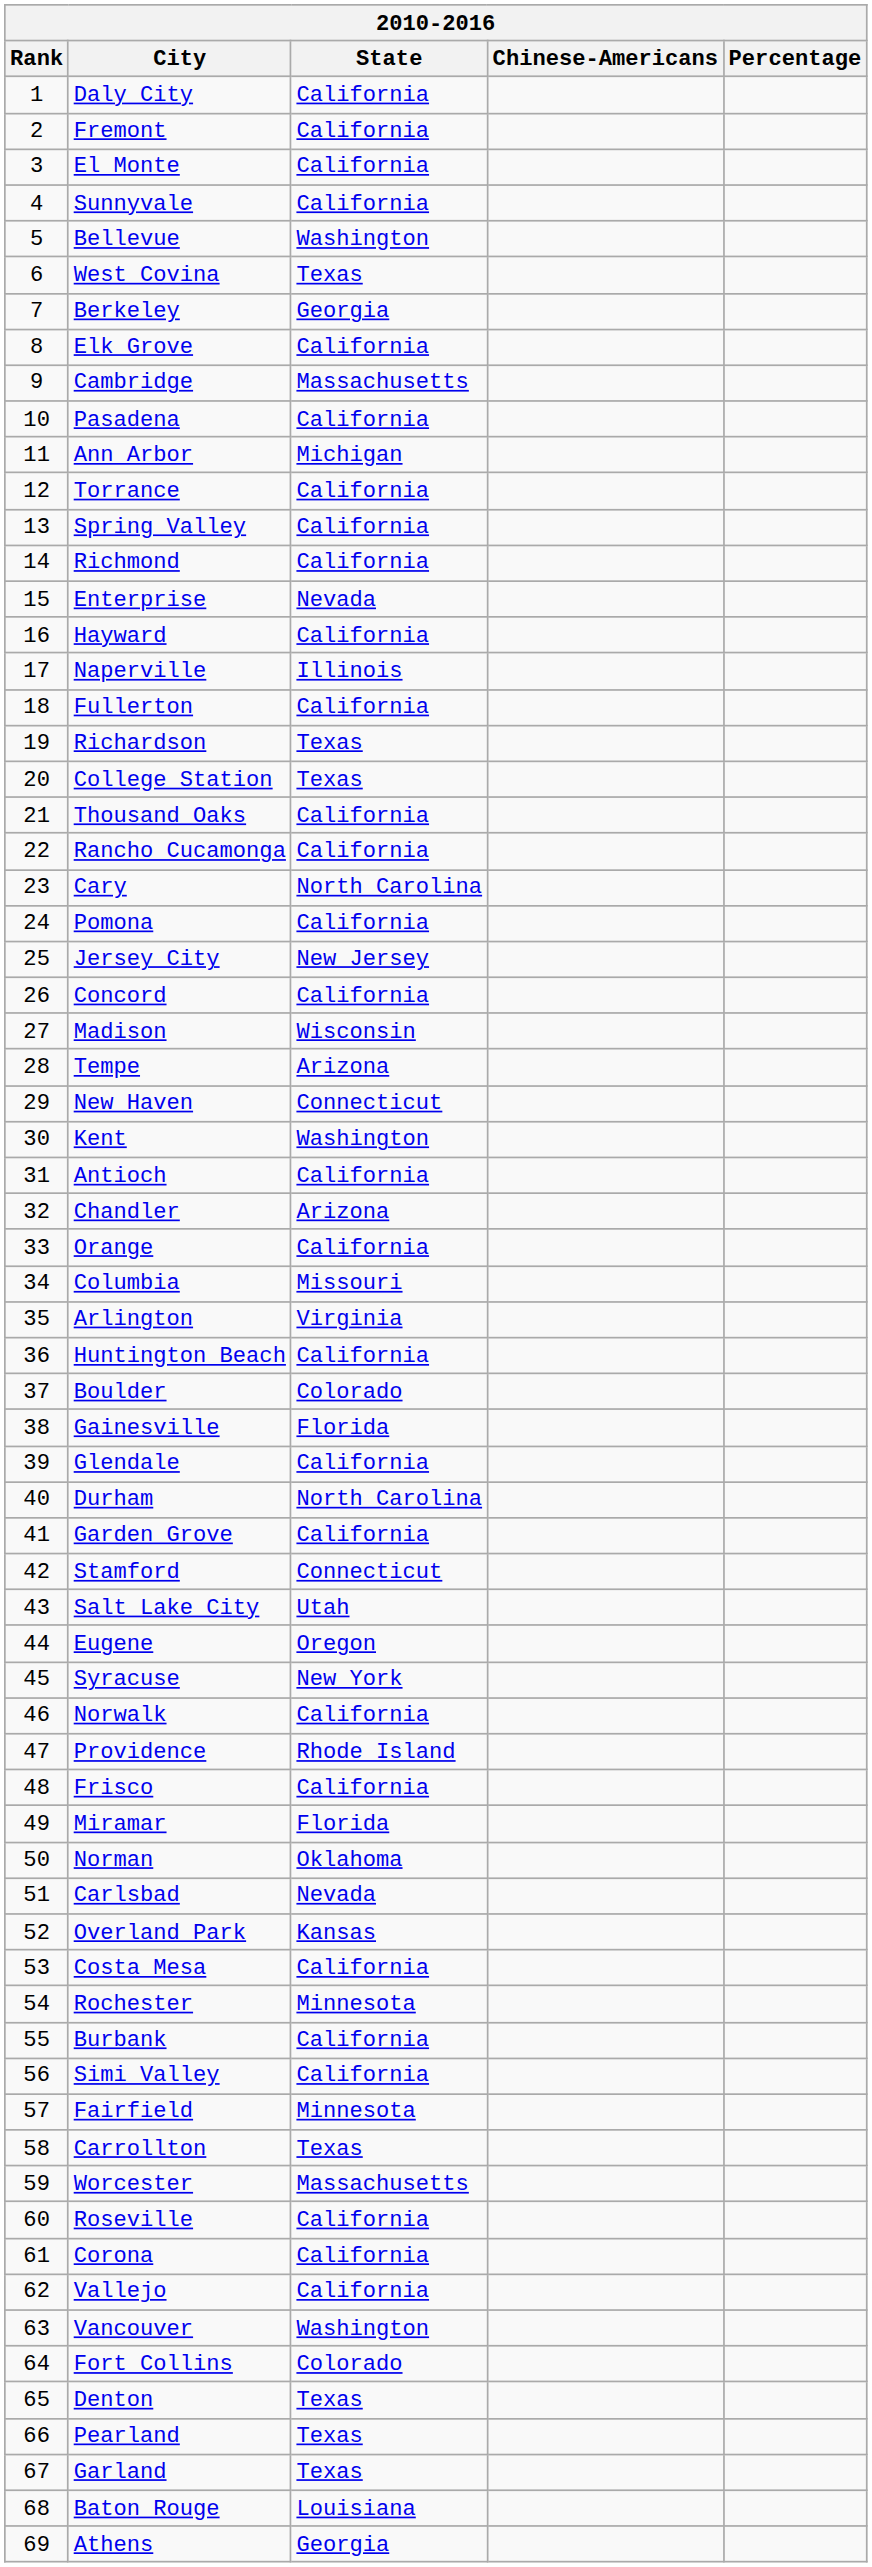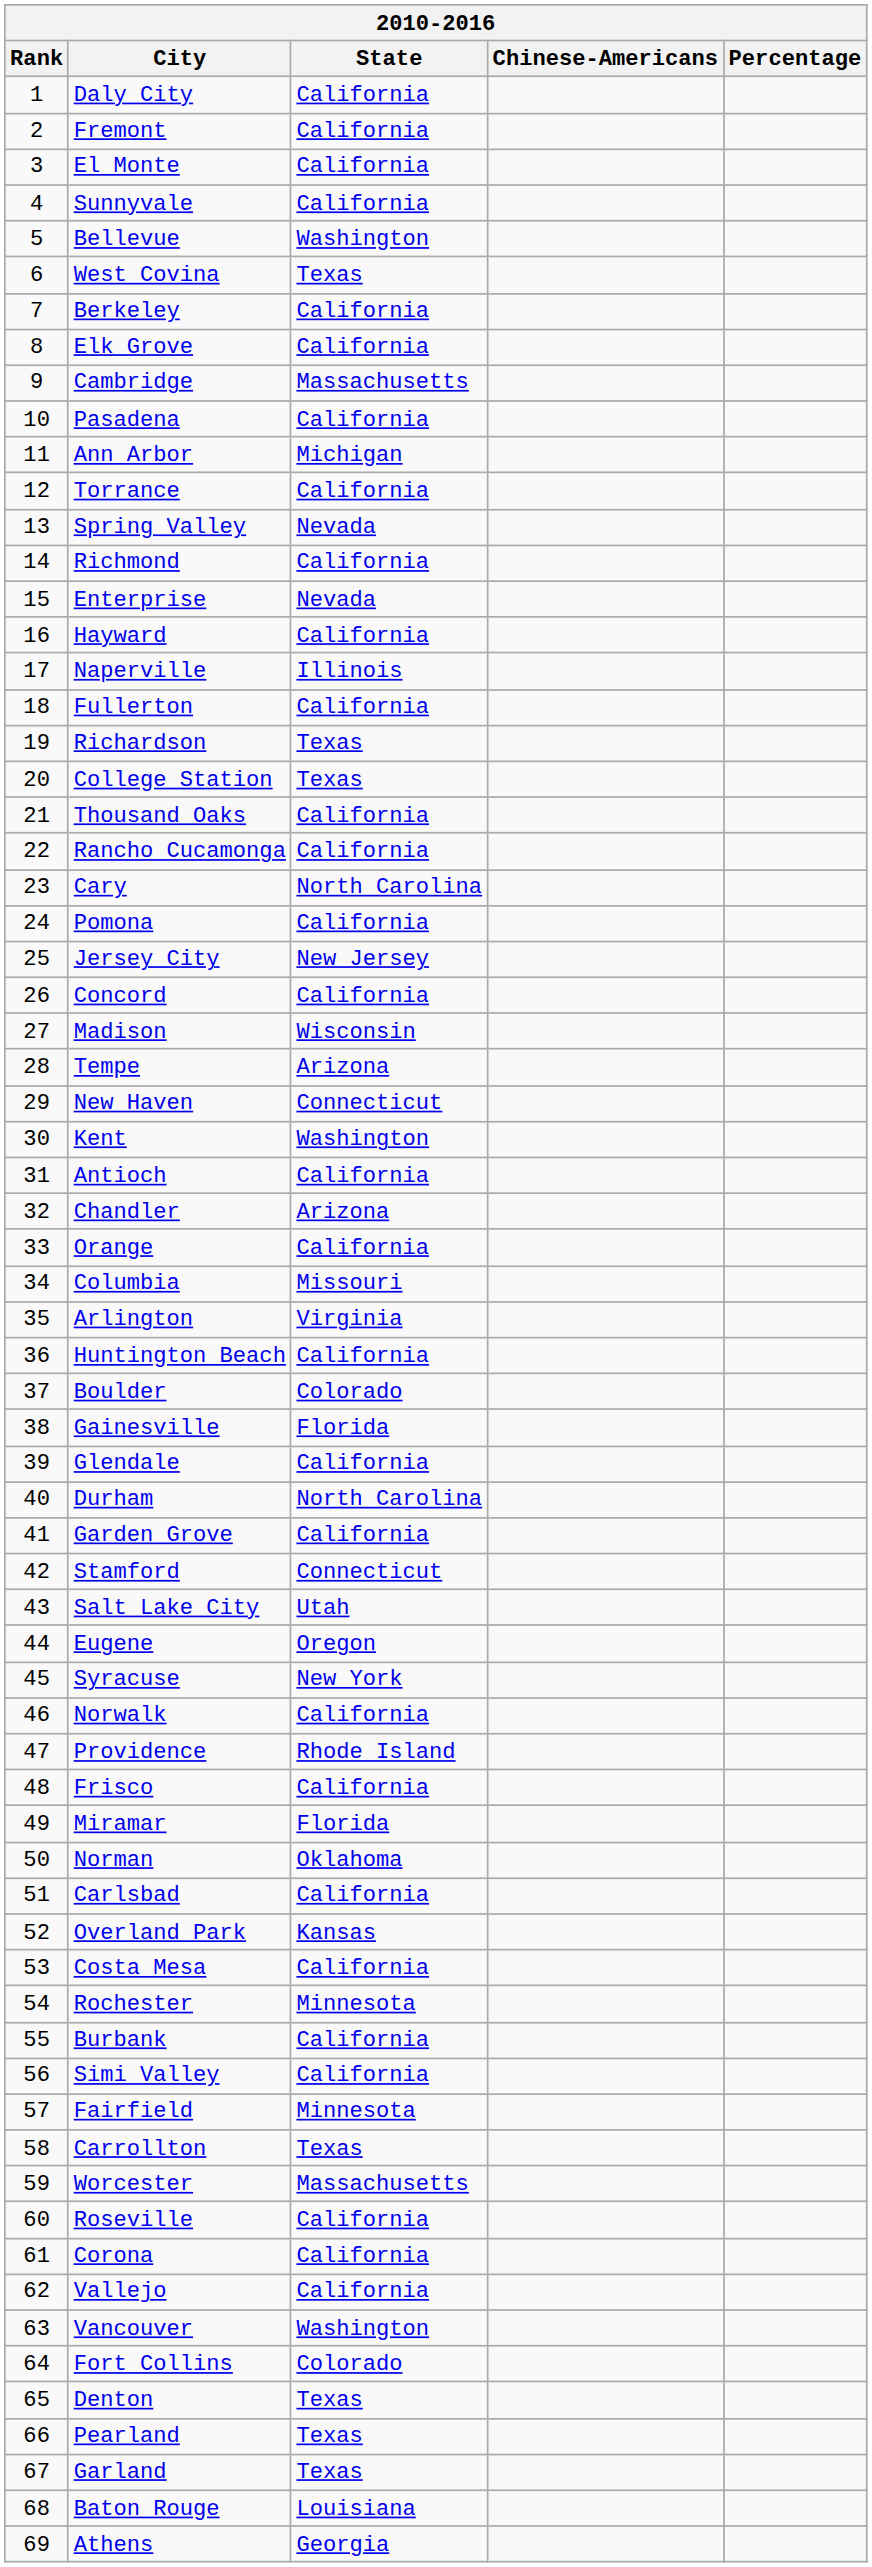(343, 311) Georgia -> (363, 311) California
(363, 527) California -> (336, 527) Nevada
(336, 1896) Nevada -> (363, 1896) California
